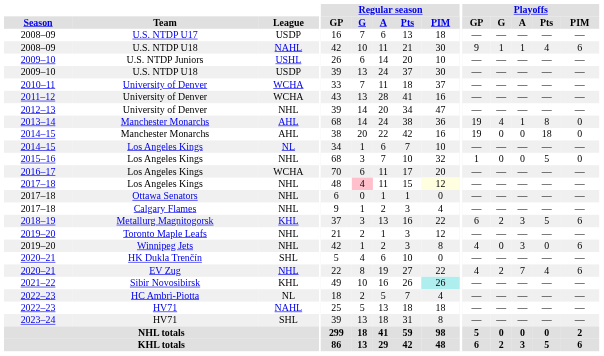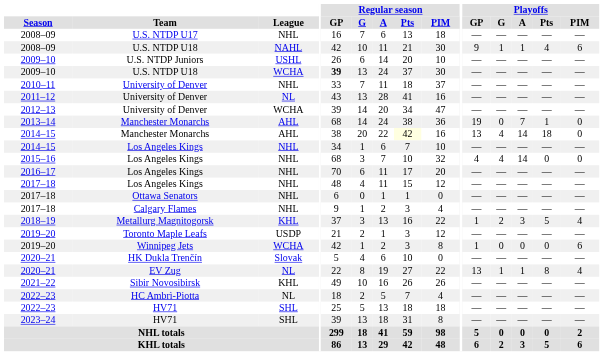(288, 35) USDP -> (288, 35) NHL
(288, 72) USDP -> (288, 72) WCHA
(336, 72) normal -> (336, 72) bold
(288, 84) WCHA -> (288, 84) NHL
(288, 97) WCHA -> (288, 97) NL
(288, 109) NHL -> (288, 109) WCHA
(501, 121) 4 -> (501, 121) 0
(522, 121) 1 -> (522, 121) 7
(547, 121) 8 -> (547, 121) 1
(407, 134) no background -> (407, 134) lightyellow background
(477, 134) 19 -> (477, 134) 13
(501, 134) 0 -> (501, 134) 4
(522, 134) 0 -> (522, 134) 14
(288, 146) NL -> (288, 146) NHL
(477, 159) 1 -> (477, 159) 4
(501, 159) 0 -> (501, 159) 4
(522, 159) 0 -> (522, 159) 14
(547, 159) 5 -> (547, 159) 0
(288, 171) WCHA -> (288, 171) NHL
(362, 183) pink background -> (362, 183) no background
(441, 183) lightyellow background -> (441, 183) no background
(477, 221) 6 -> (477, 221) 1
(580, 221) 6 -> (580, 221) 4
(288, 233) NHL -> (288, 233) USDP
(288, 245) NHL -> (288, 245) WCHA
(477, 245) 4 -> (477, 245) 1
(522, 245) 3 -> (522, 245) 0
(288, 258) SHL -> (288, 258) Slovak
(288, 270) NHL -> (288, 270) NL
(477, 270) 4 -> (477, 270) 13
(501, 270) 2 -> (501, 270) 1
(522, 270) 7 -> (522, 270) 1
(547, 270) 4 -> (547, 270) 8
(580, 270) 6 -> (580, 270) 4
(441, 283) paleturquoise background -> (441, 283) no background
(288, 307) NAHL -> (288, 307) SHL
